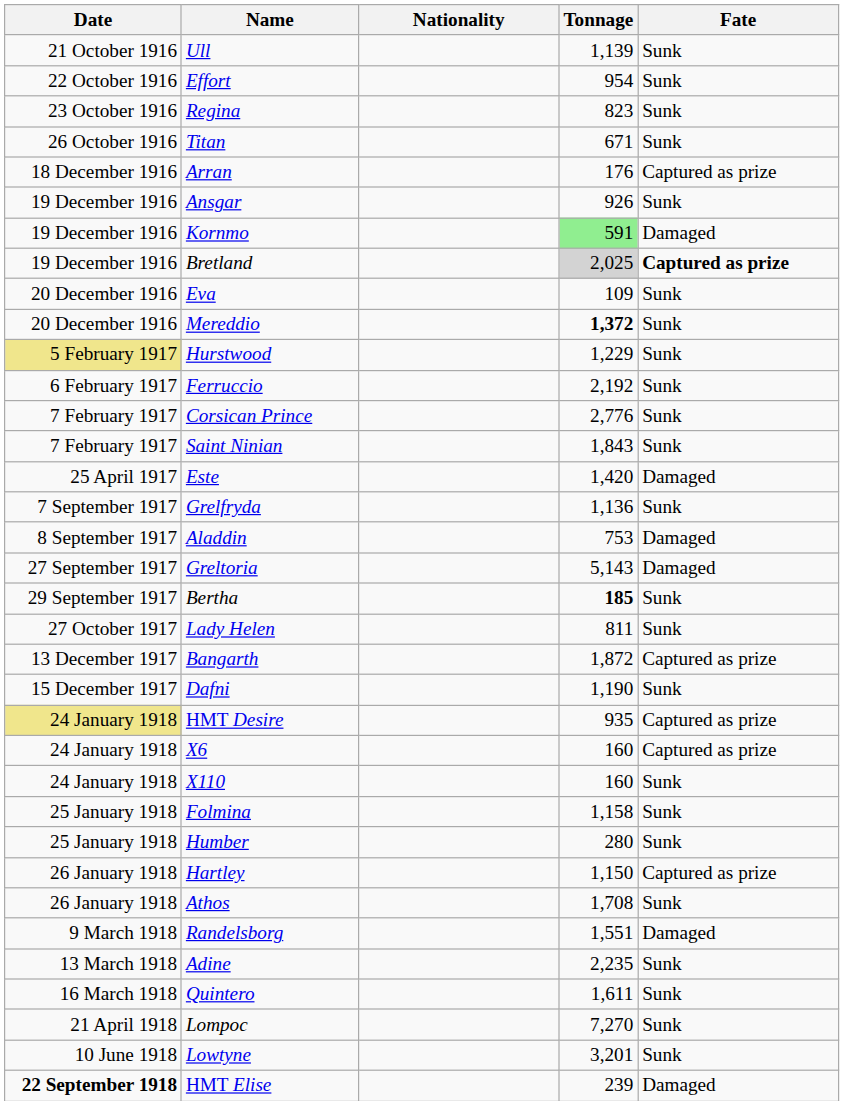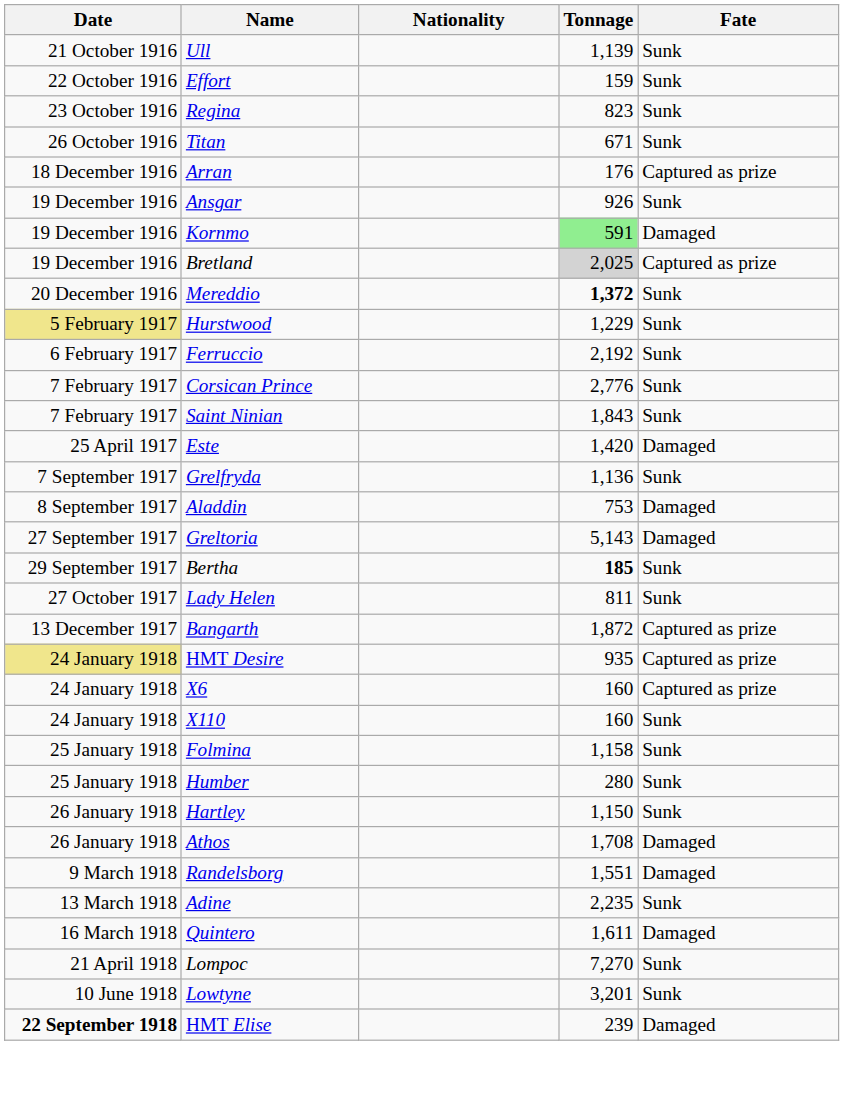(619, 80) 954 -> (619, 80) 159
(716, 263) bold -> (709, 263) normal
- row: (201, 293)
- row: (208, 689)
(709, 872) Captured as prize -> (662, 811) Sunk
(662, 902) Sunk -> (679, 841) Damaged
(662, 994) Sunk -> (679, 933) Damaged
